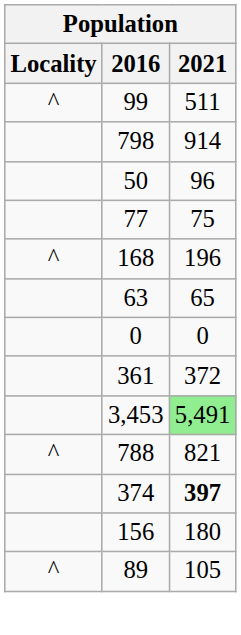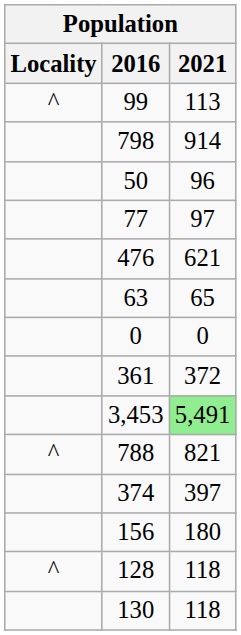(203, 102) 511 -> (203, 102) 113
(203, 219) 75 -> (203, 219) 97
- row: (136, 258)
+ row: (136, 258)
(203, 492) bold -> (203, 492) normal
- row: (136, 571)
+ row: (136, 571)
+ row: (136, 610)
